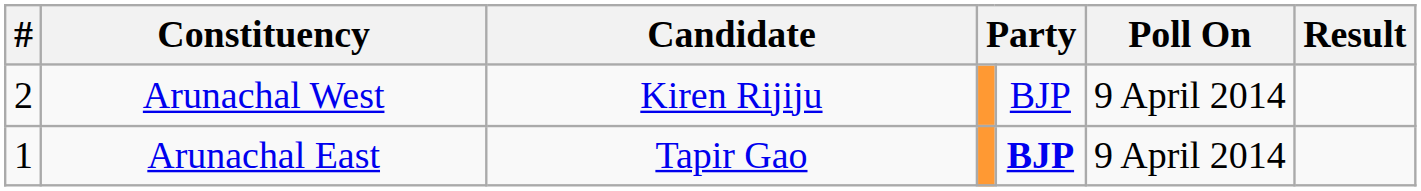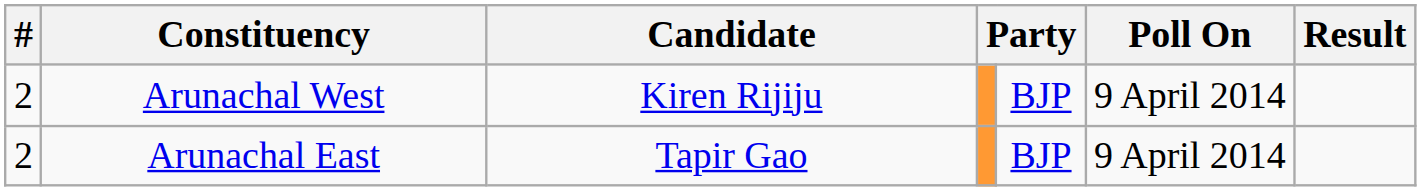(23, 154) 1 -> (23, 154) 2
(1040, 154) bold -> (1041, 154) normal
